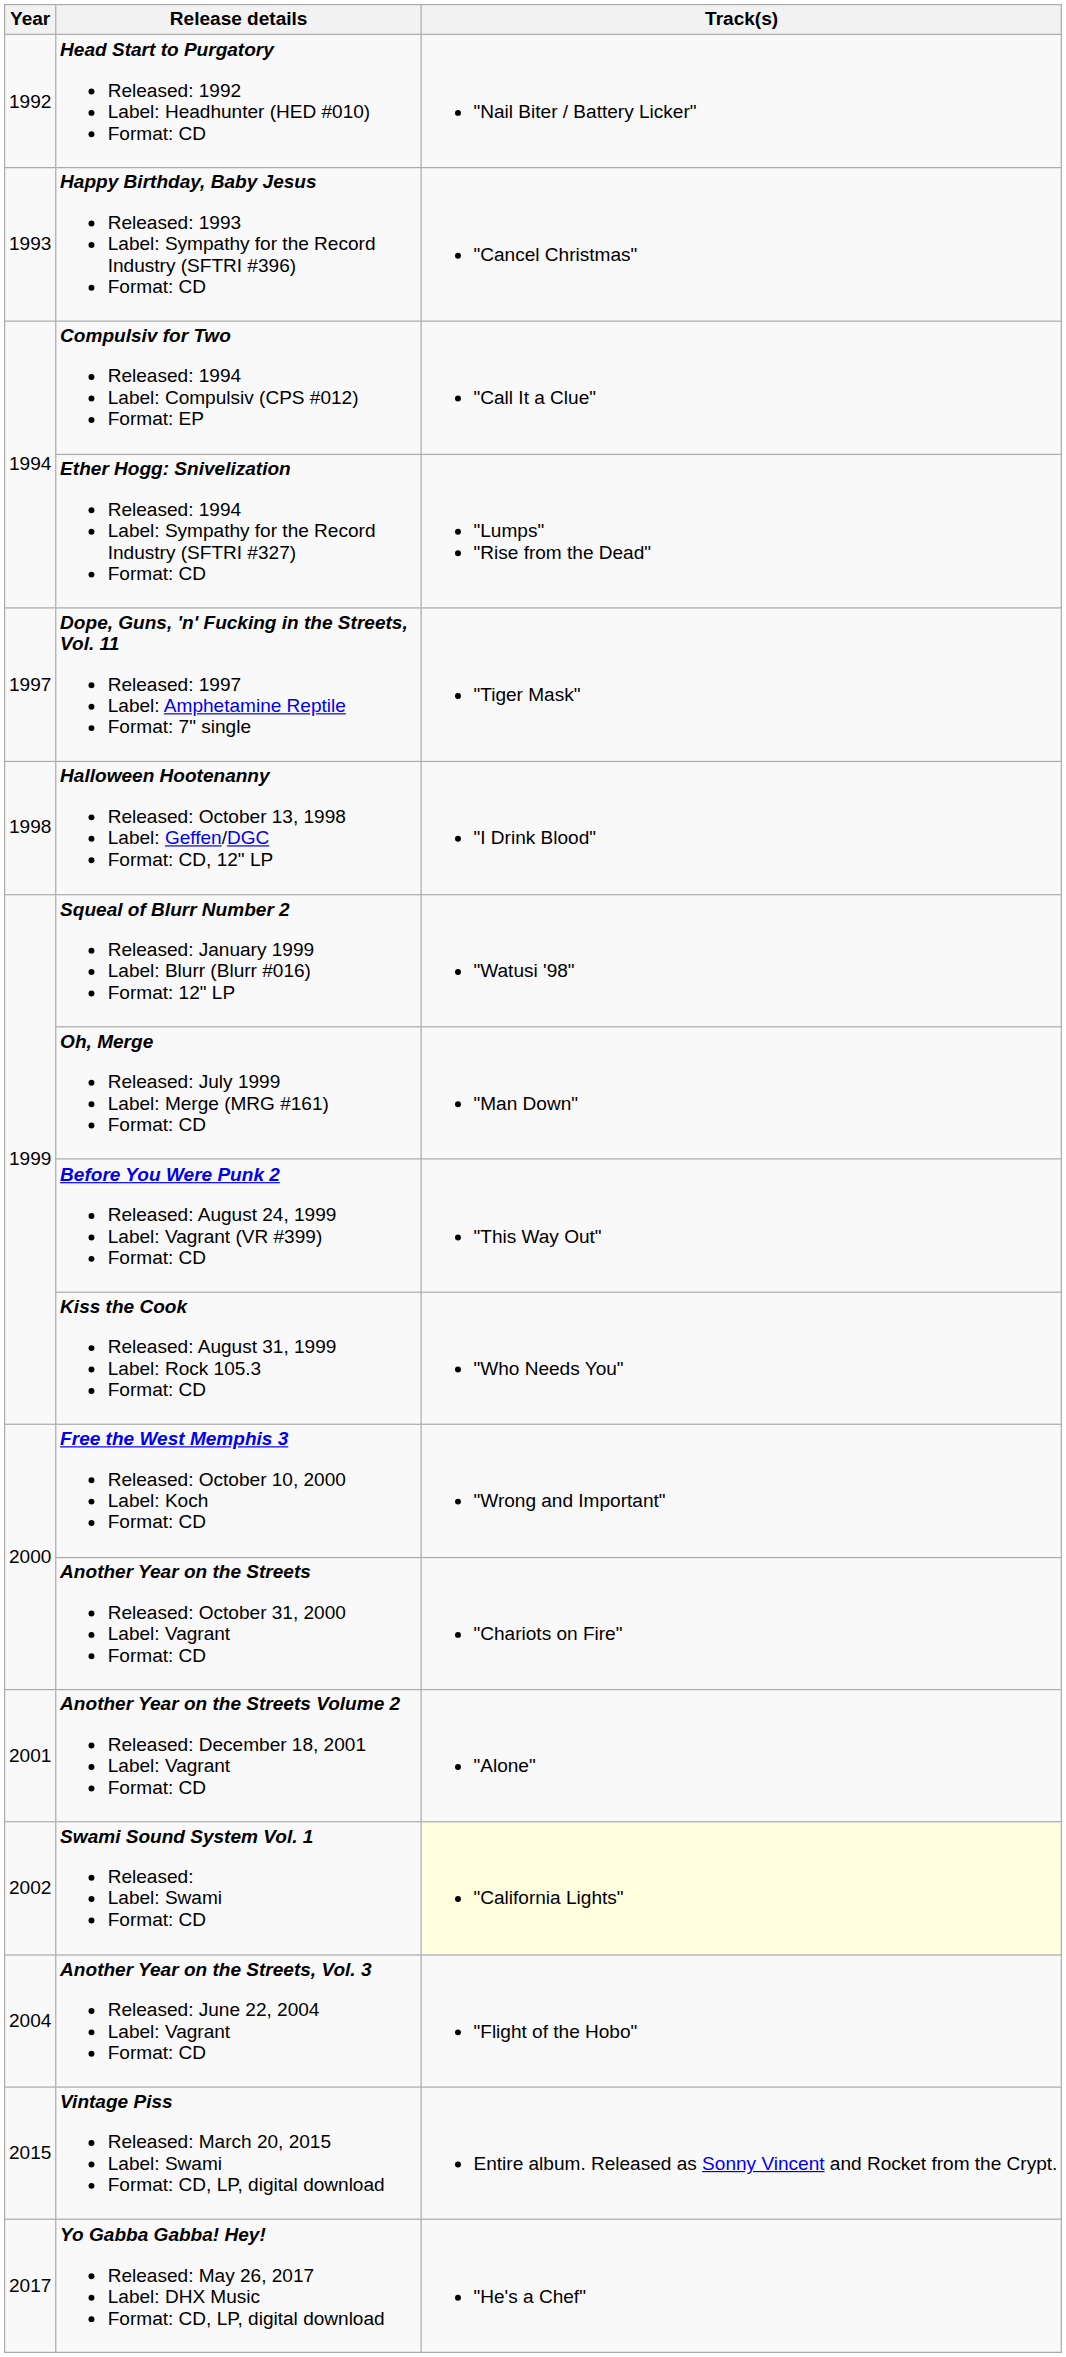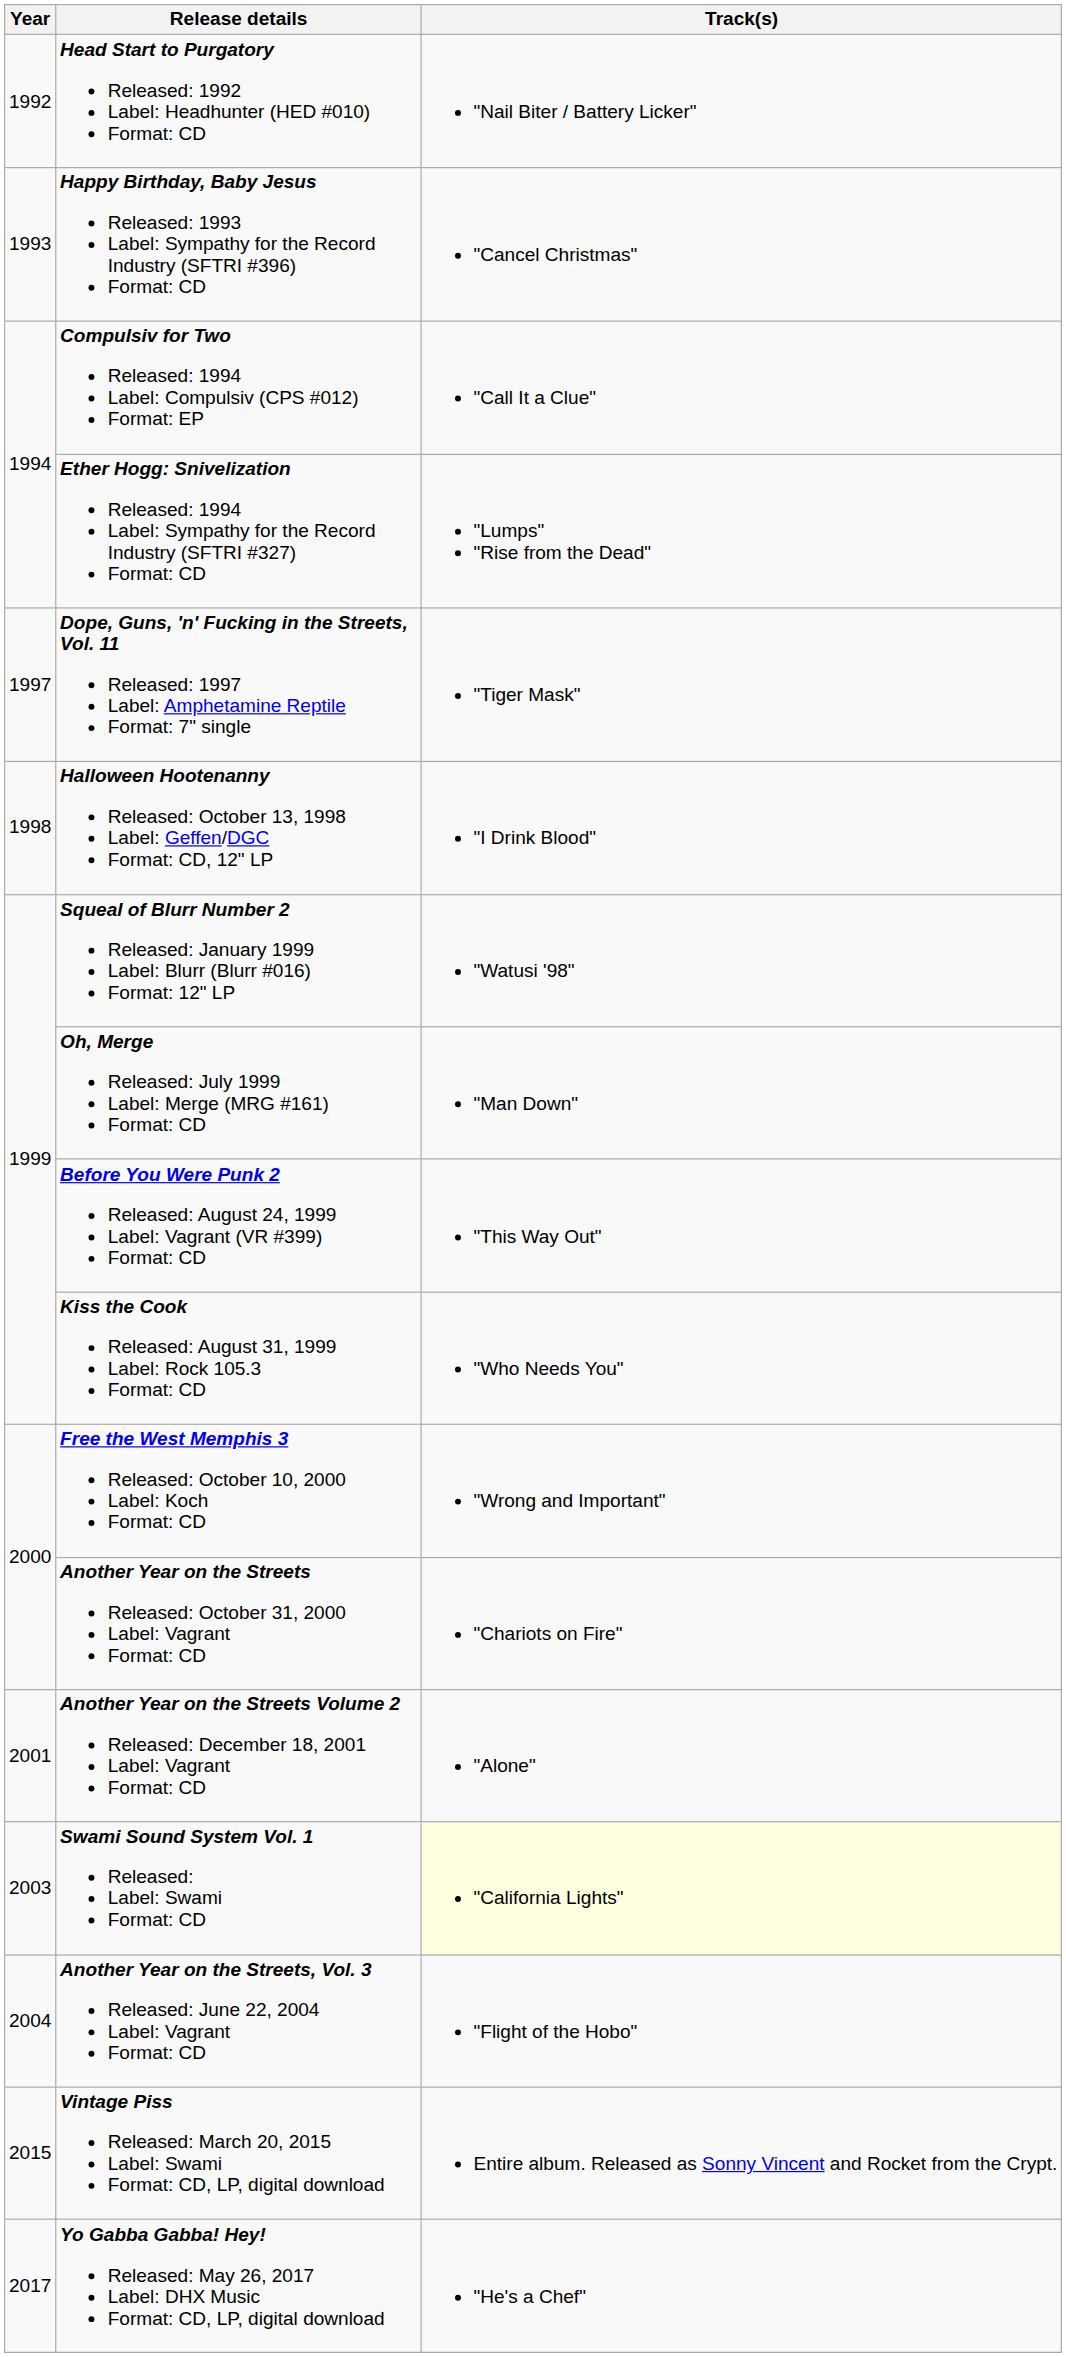(30, 1888) 2002 -> (30, 1888) 2003
